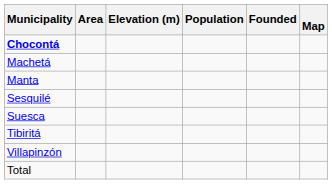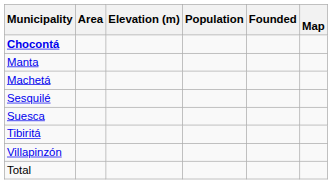rows swapped: (29, 62) <-> (23, 80)
